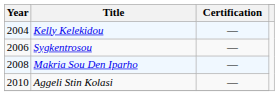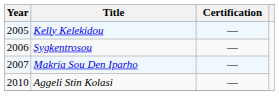(18, 30) 2004 -> (18, 30) 2005
(18, 64) 2008 -> (18, 64) 2007
